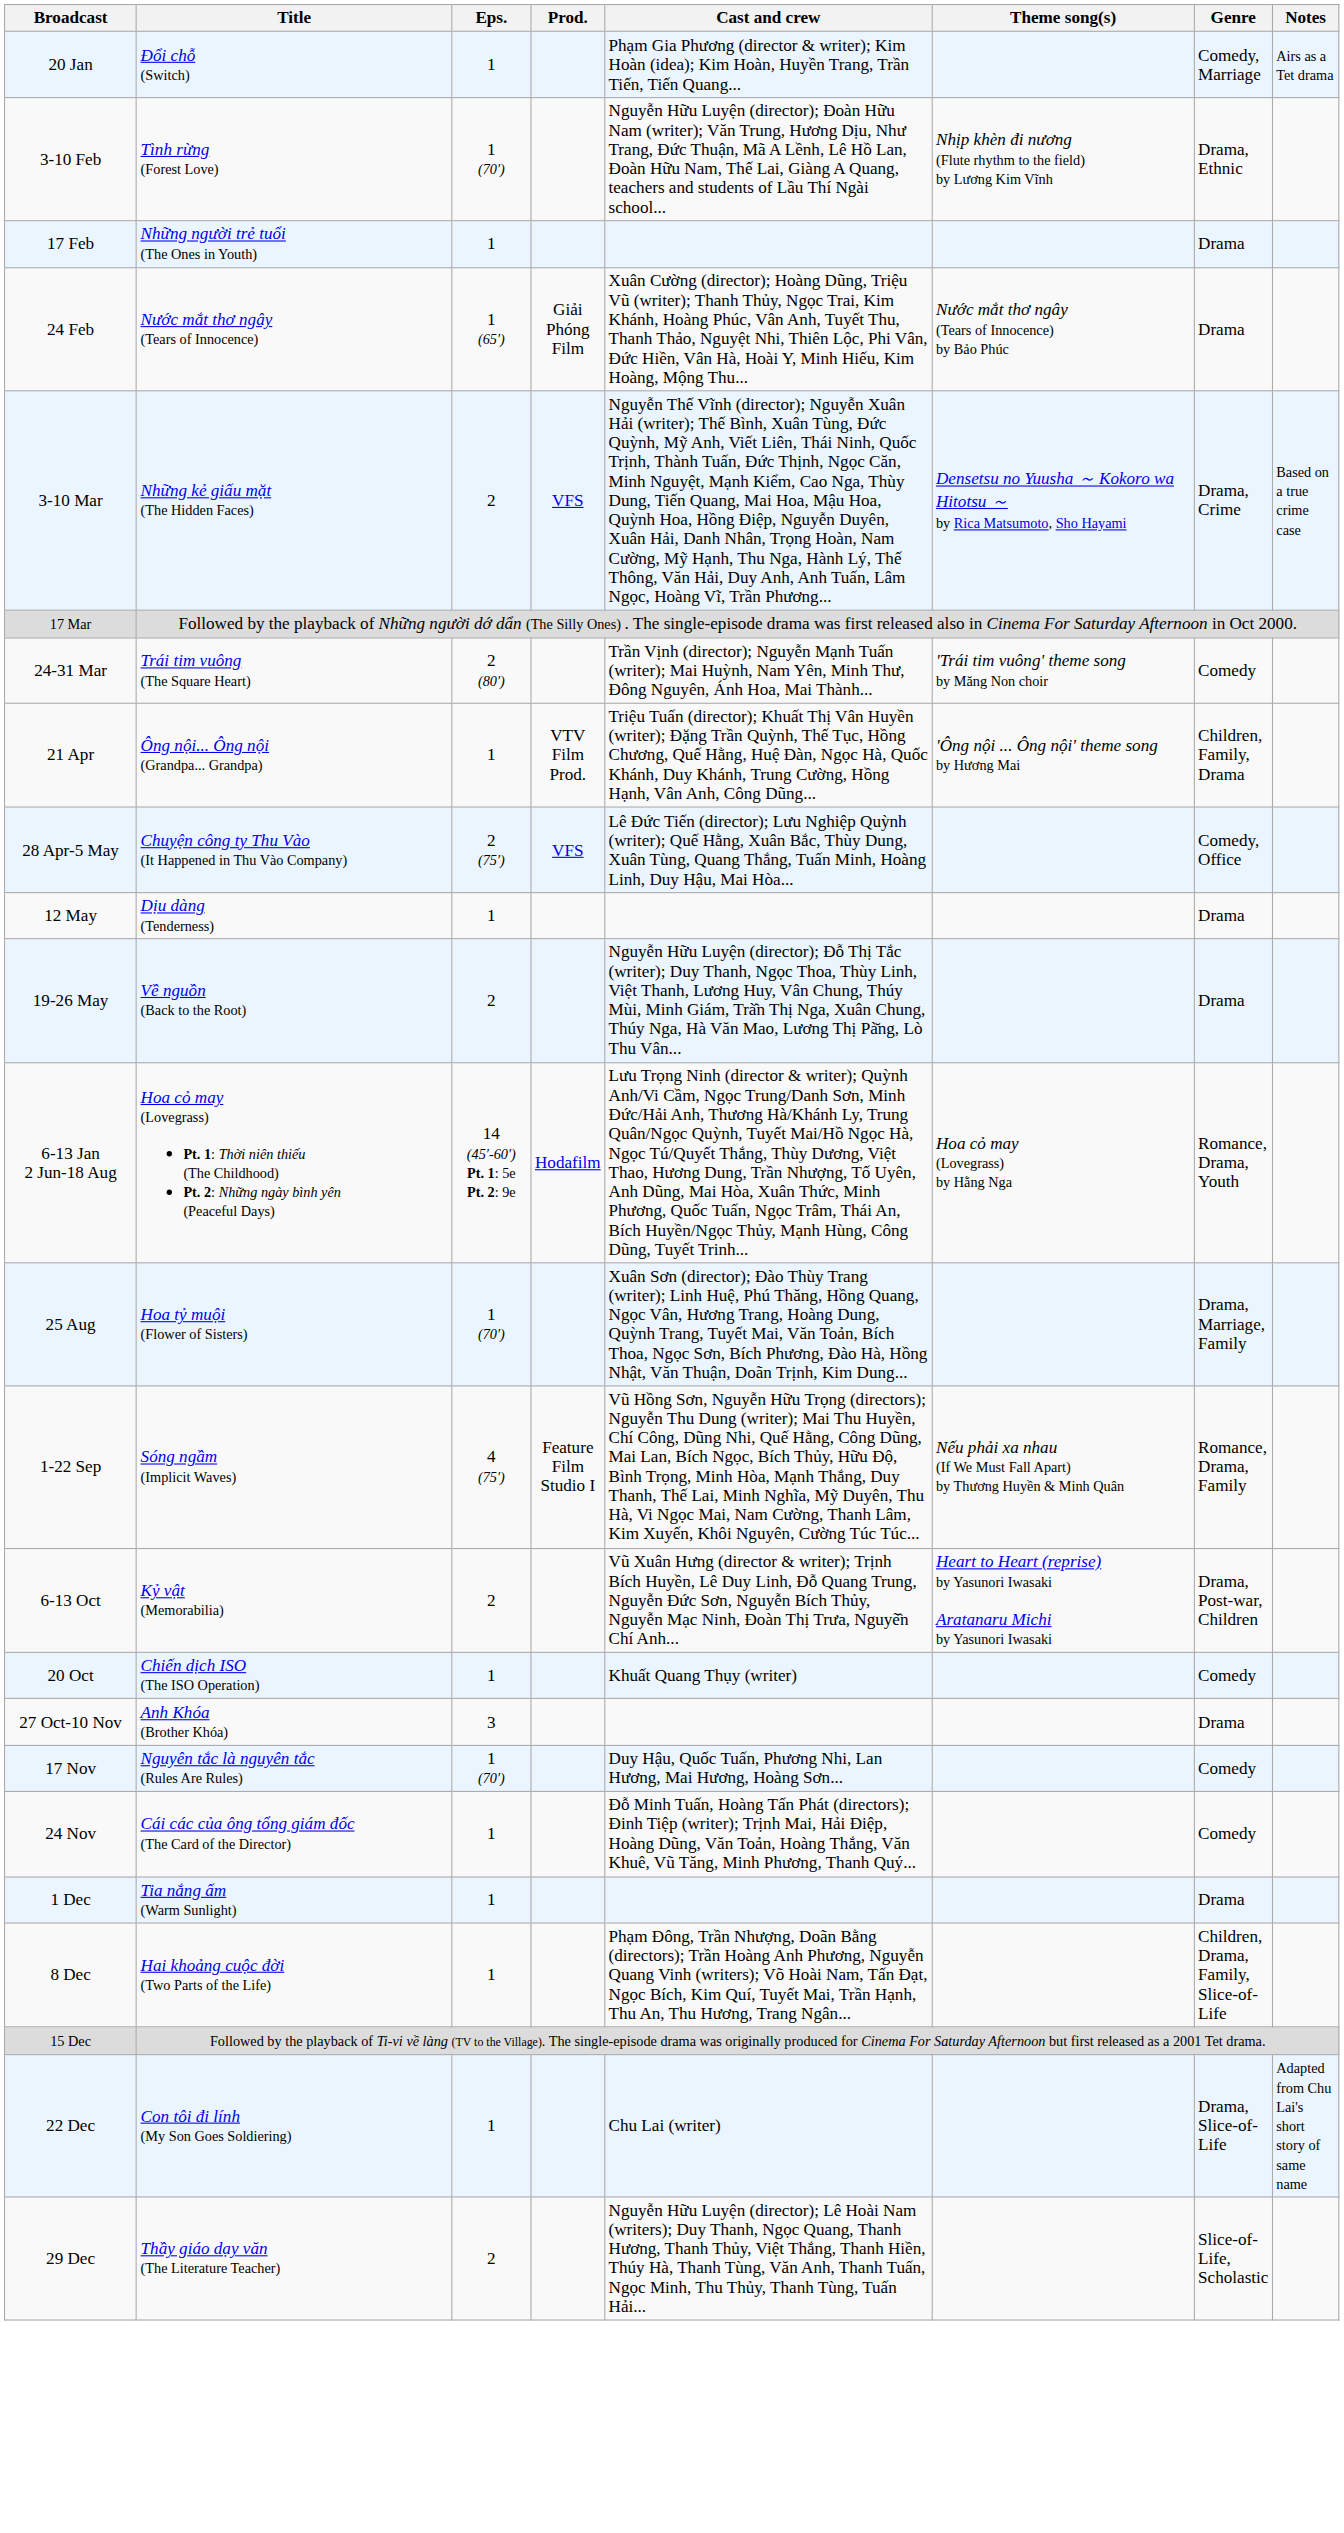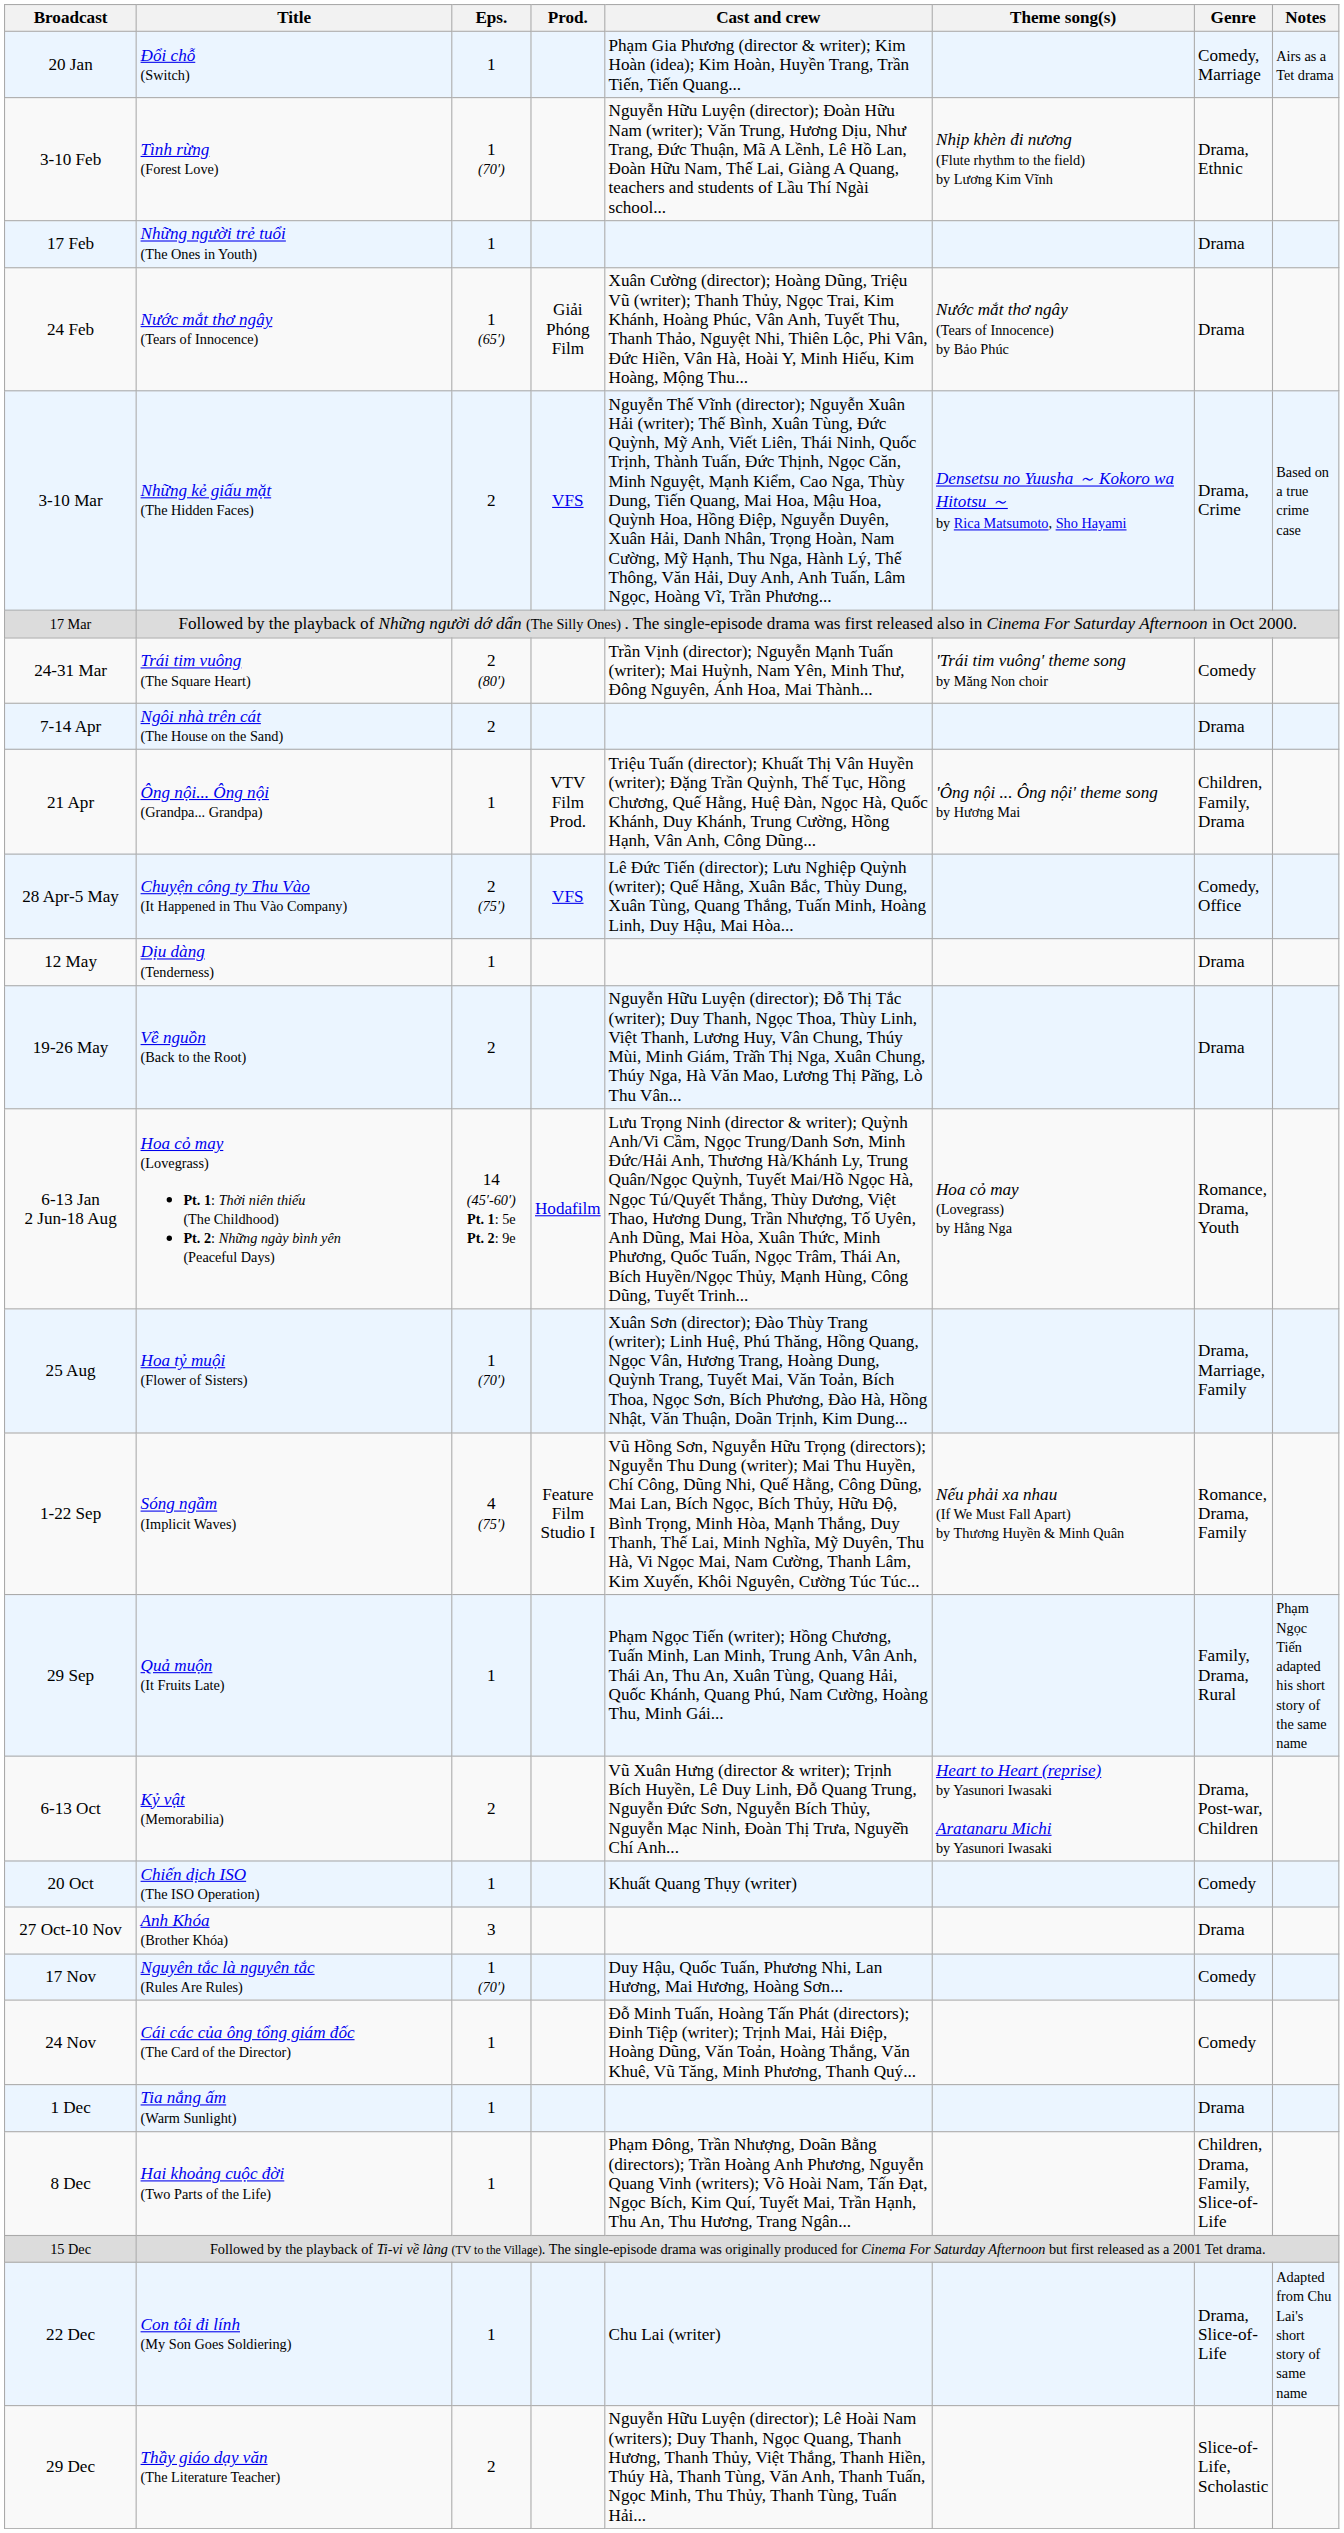+ row: (71, 726)
+ row: (71, 1675)
